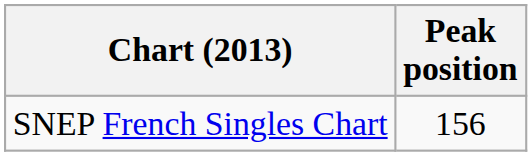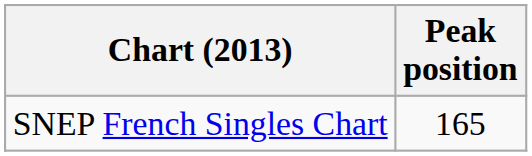(460, 122) 156 -> (460, 122) 165
